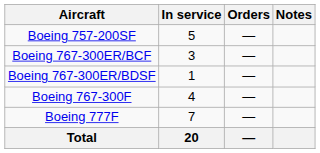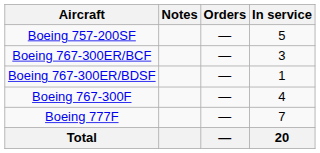columns swapped: (192, 14) <-> (294, 14)
